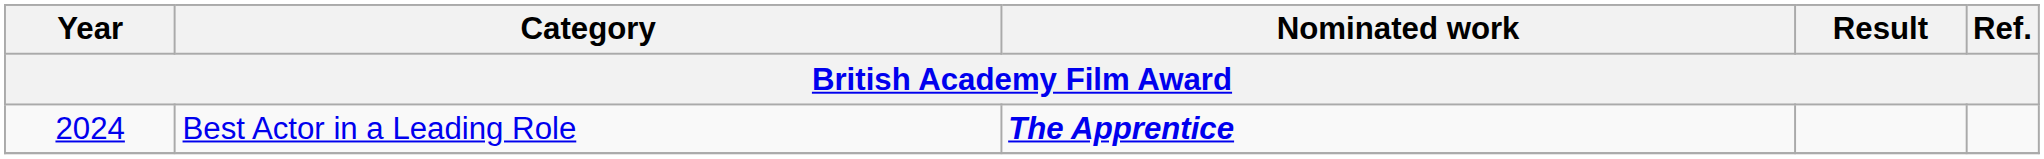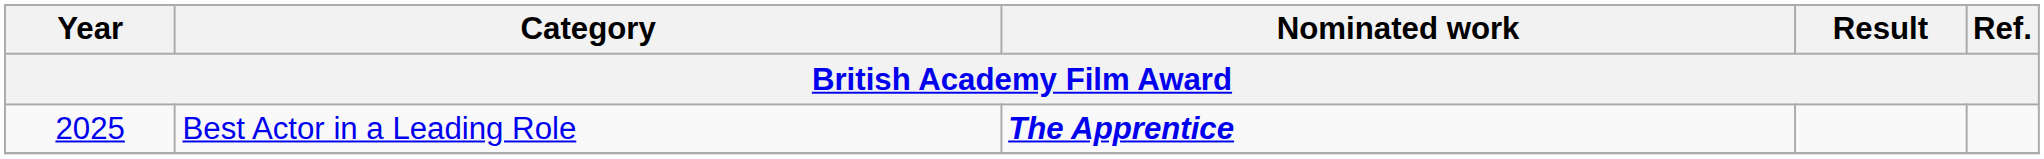(90, 128) 2024 -> (90, 128) 2025
